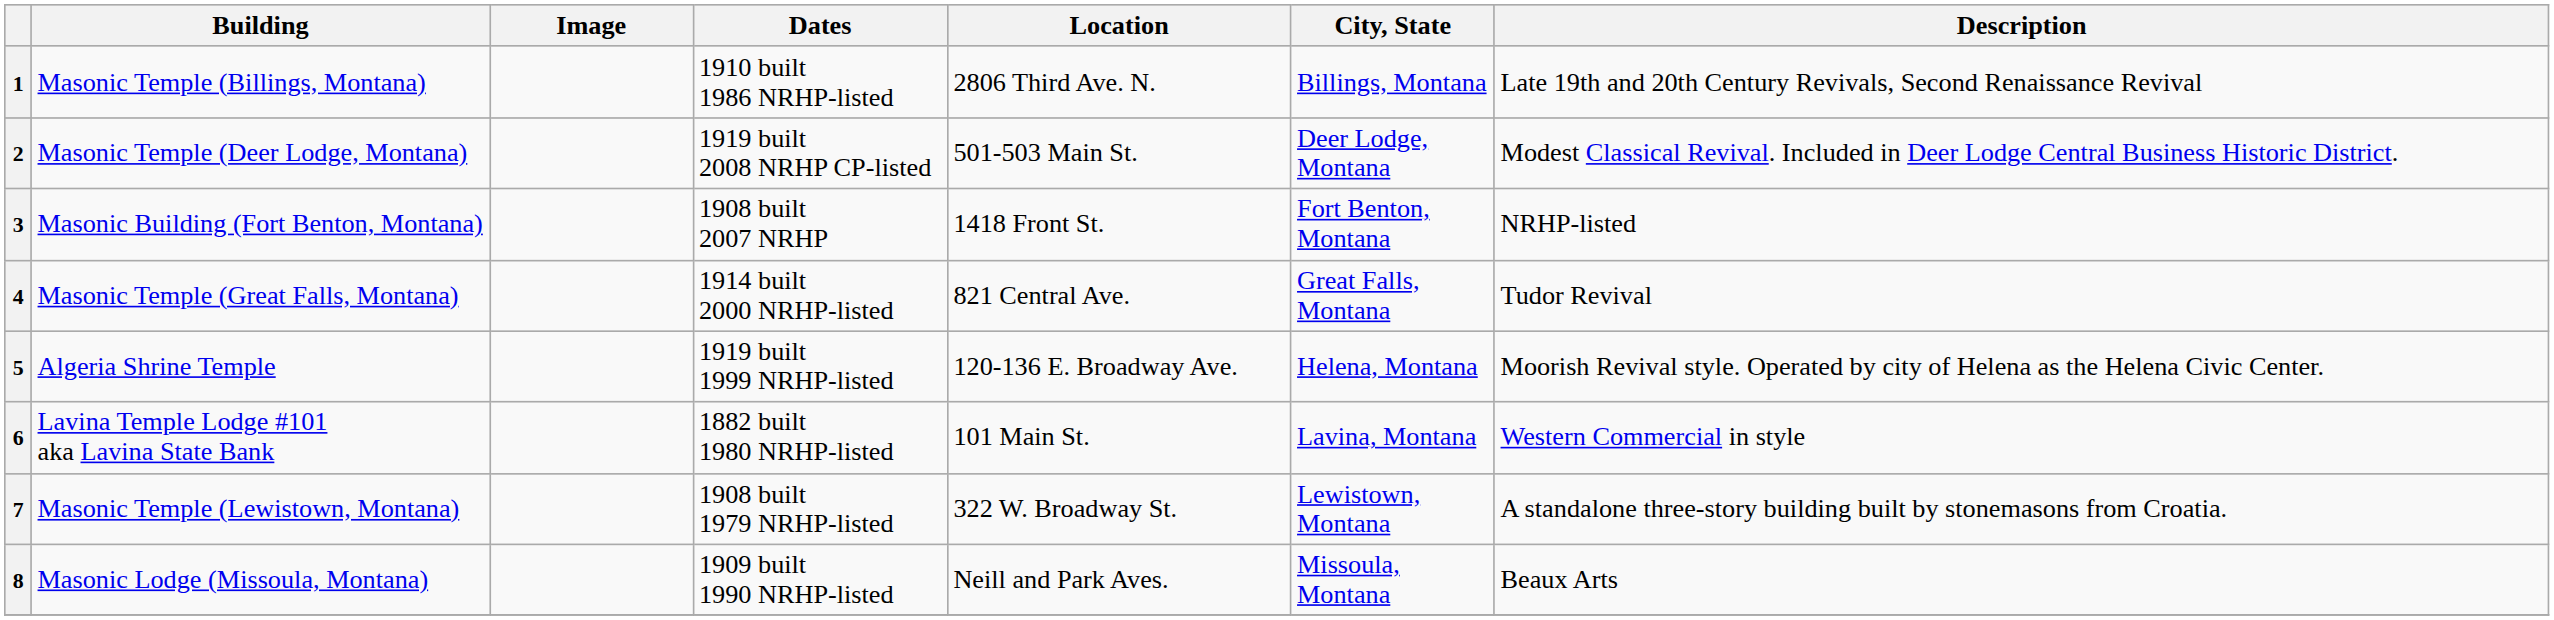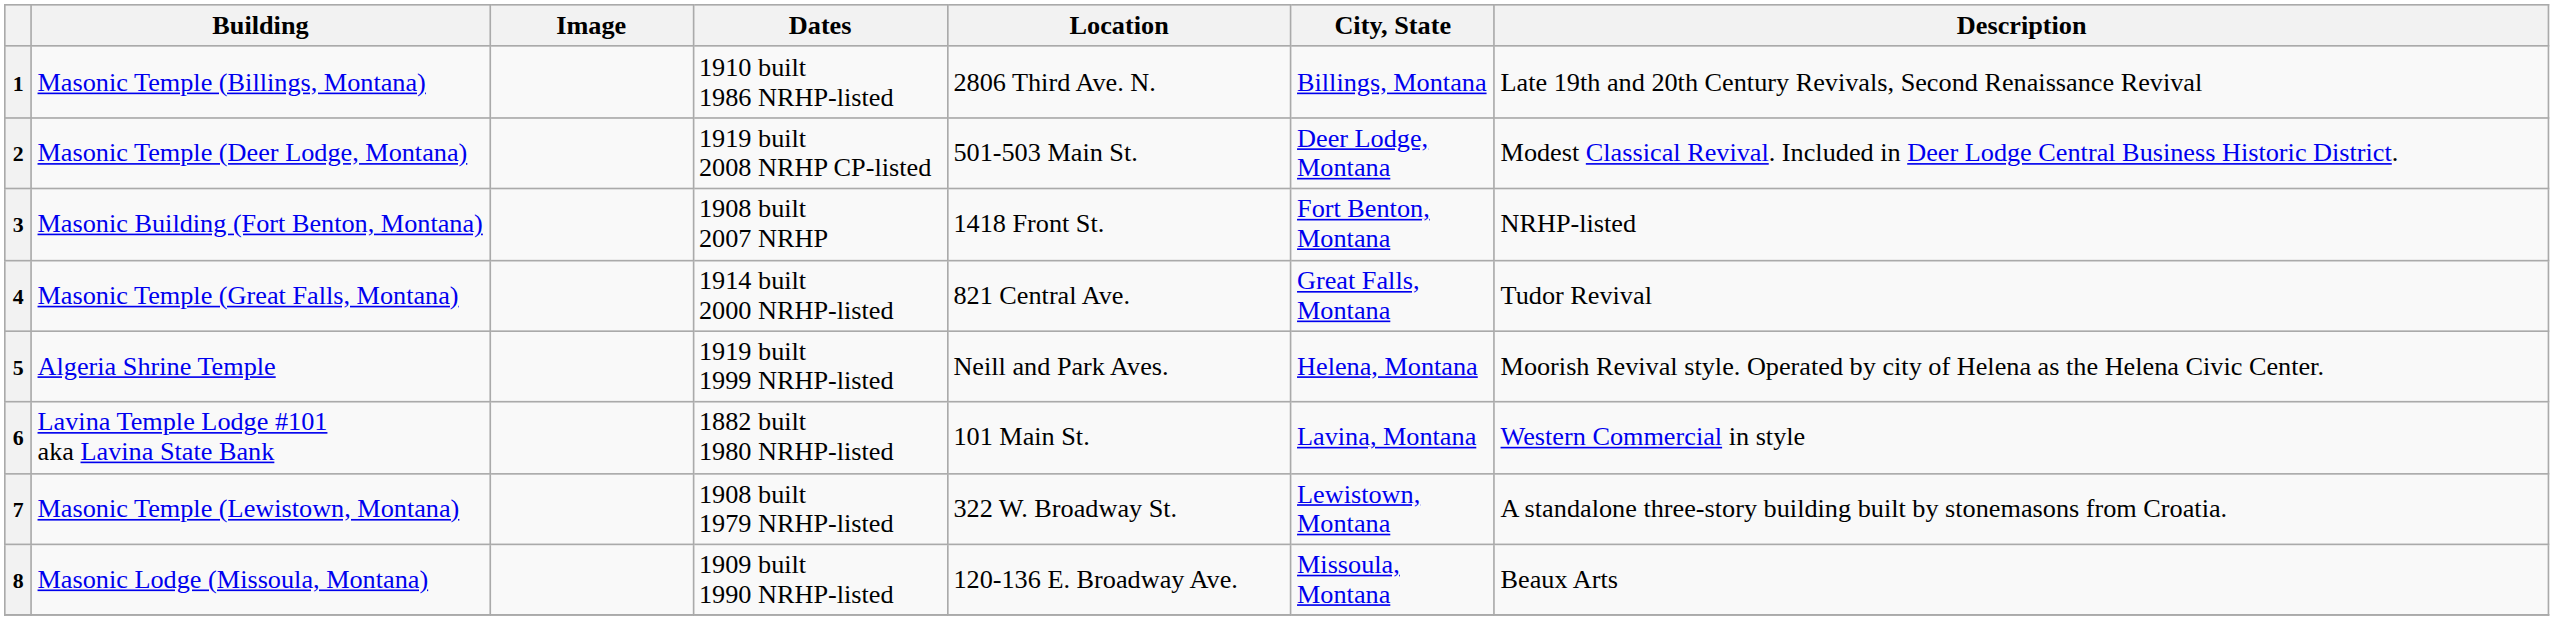(1096, 366) 120-136 E. Broadway Ave. -> (1061, 366) Neill and Park Aves.
(1061, 579) Neill and Park Aves. -> (1096, 579) 120-136 E. Broadway Ave.
